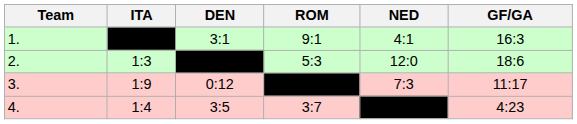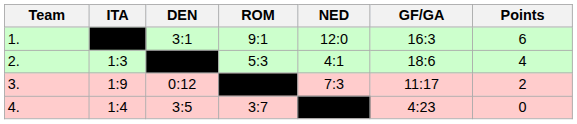+ column: (523, 15)
(404, 38) 4:1 -> (334, 38) 12:0
(404, 61) 12:0 -> (334, 61) 4:1
